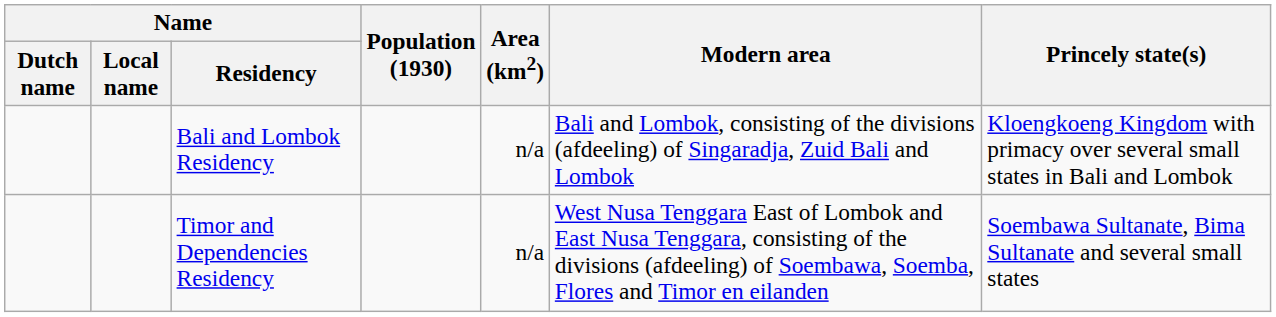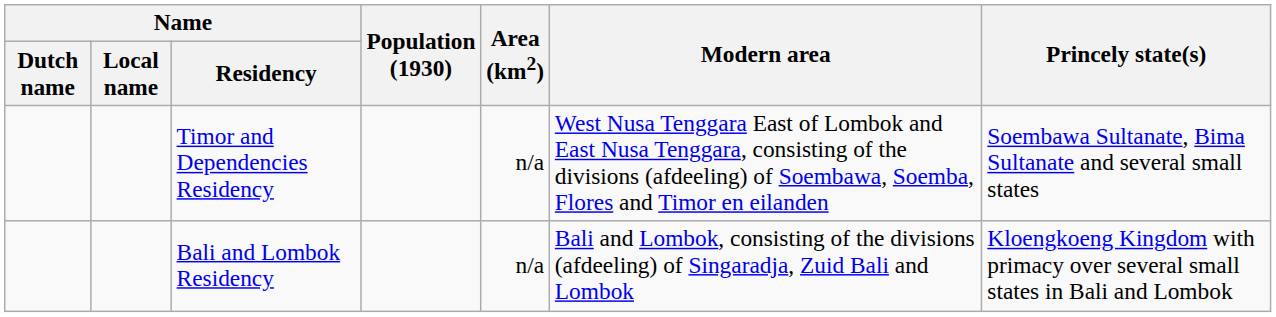rows swapped: (258, 149) <-> (242, 252)
